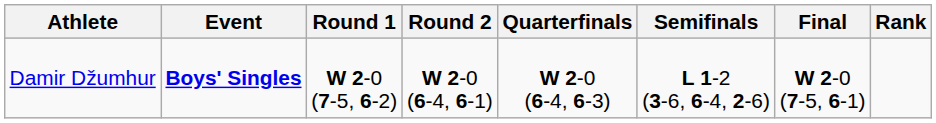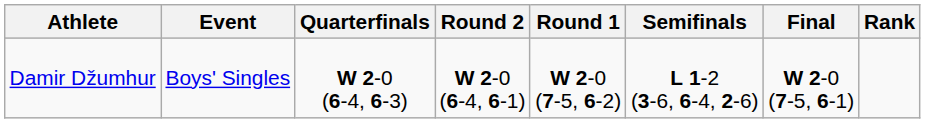columns swapped: (354, 22) <-> (568, 22)
(233, 78) bold -> (228, 78) normal
